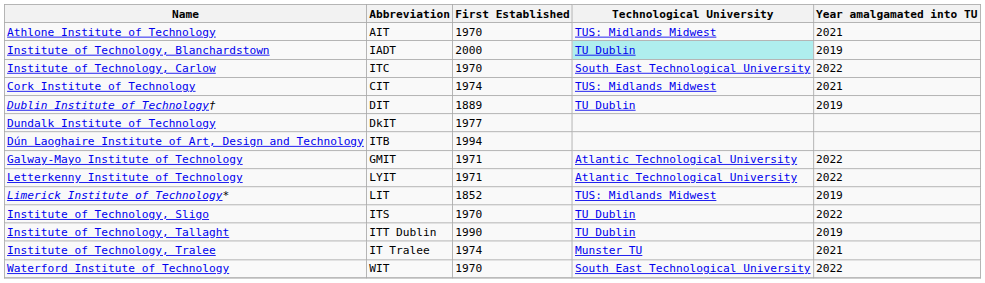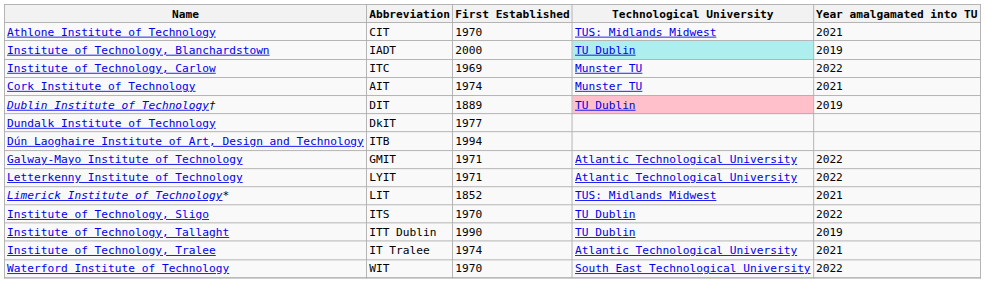(379, 32) AIT -> (379, 32) CIT
(469, 68) 1970 -> (469, 68) 1969
(693, 68) South East Technological University -> (609, 68) Munster TU
(379, 86) CIT -> (379, 86) AIT
(646, 86) TUS: Midlands Midwest -> (609, 86) Munster TU
(605, 105) no background -> (605, 105) pink background
(829, 196) 2019 -> (829, 196) 2021
(609, 250) Munster TU -> (686, 250) Atlantic Technological University
